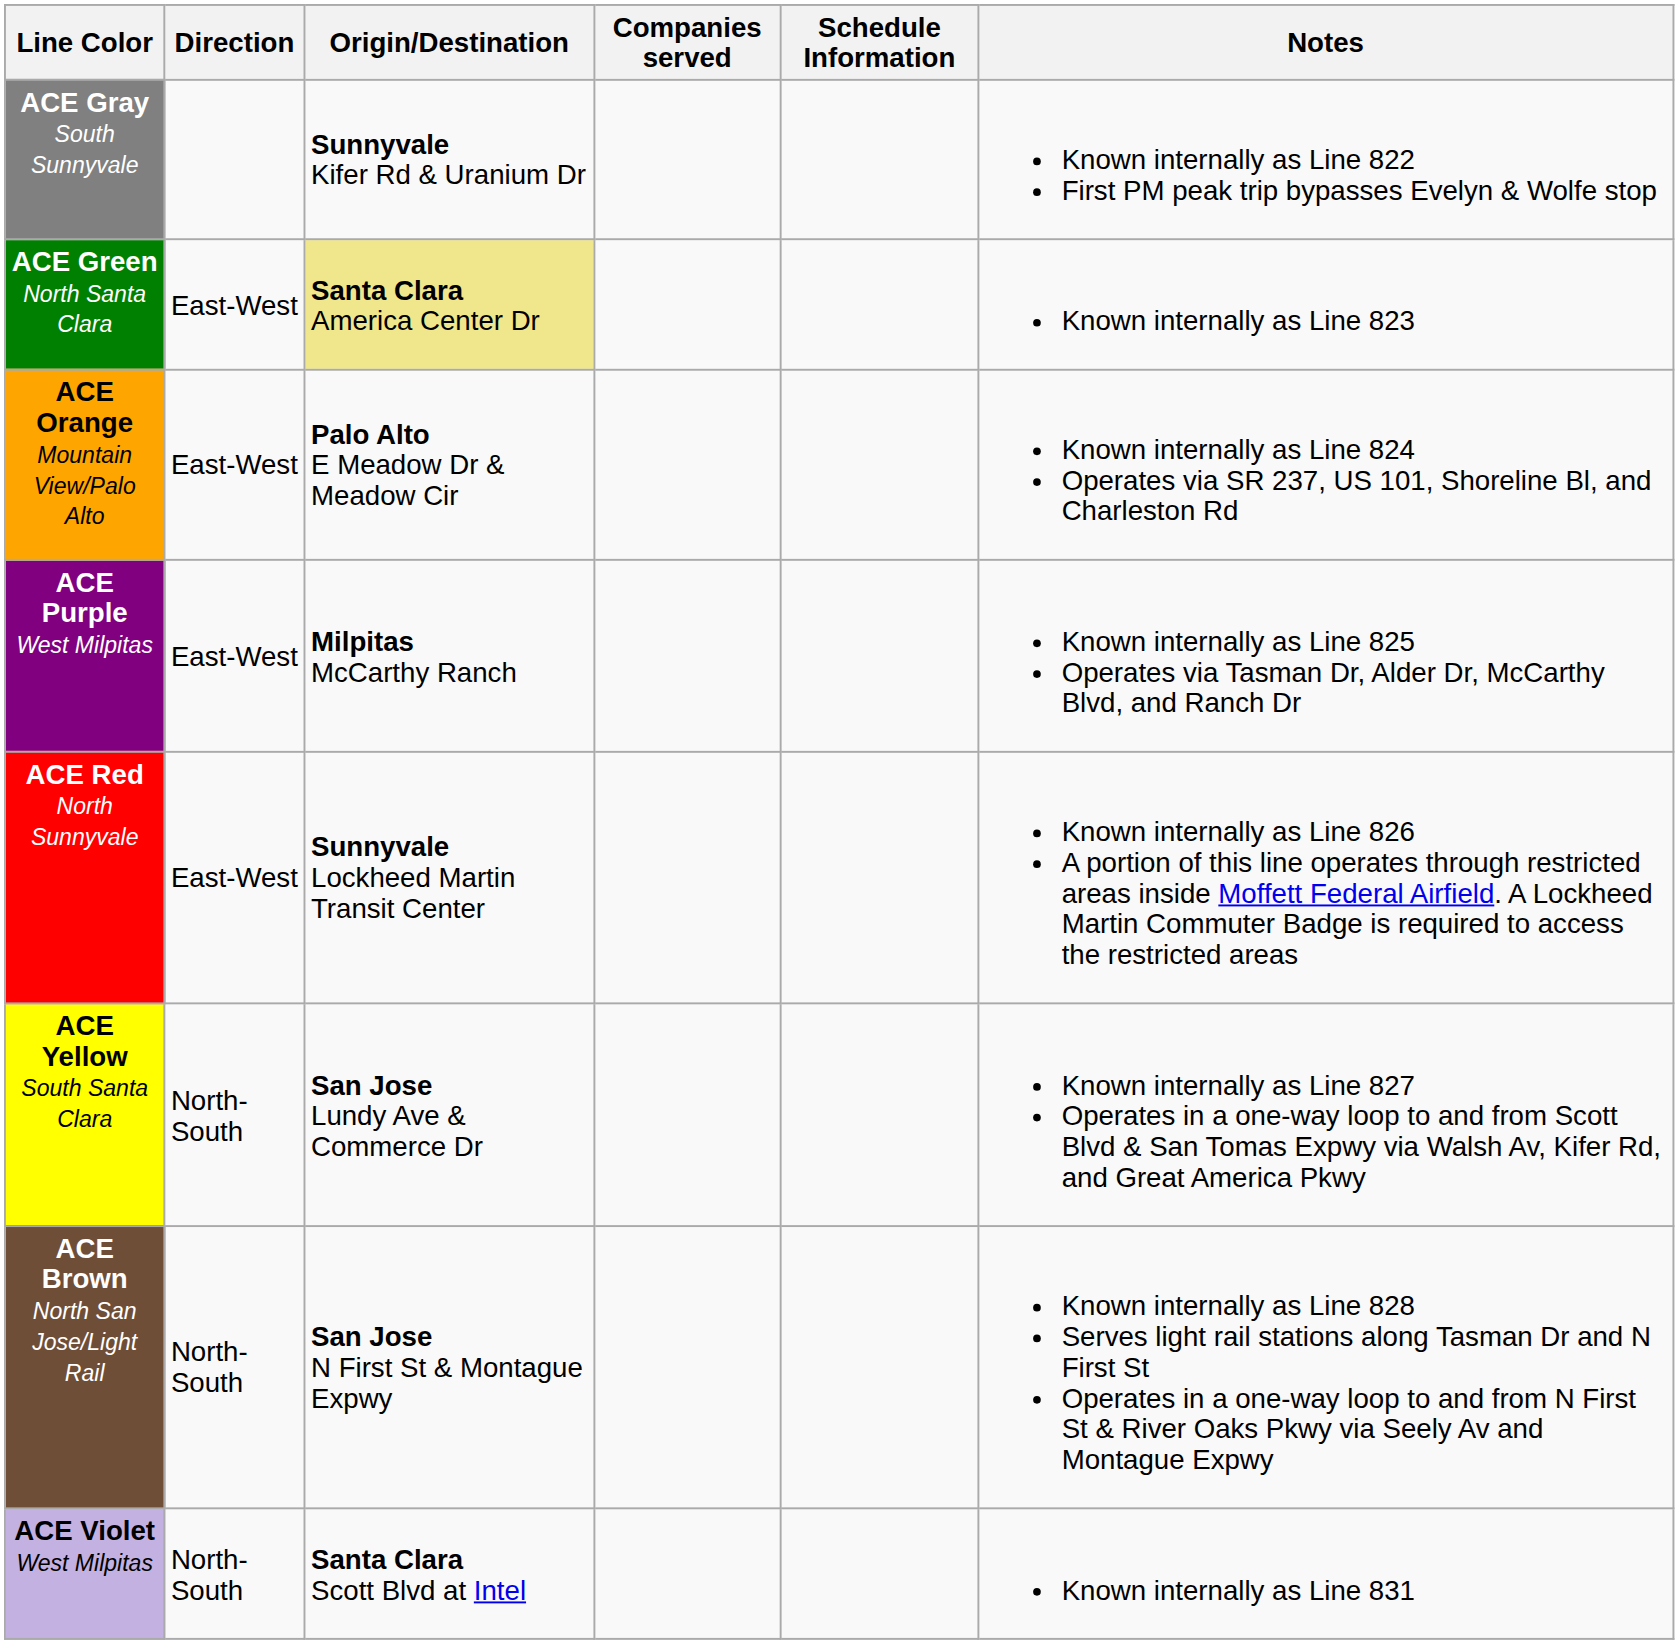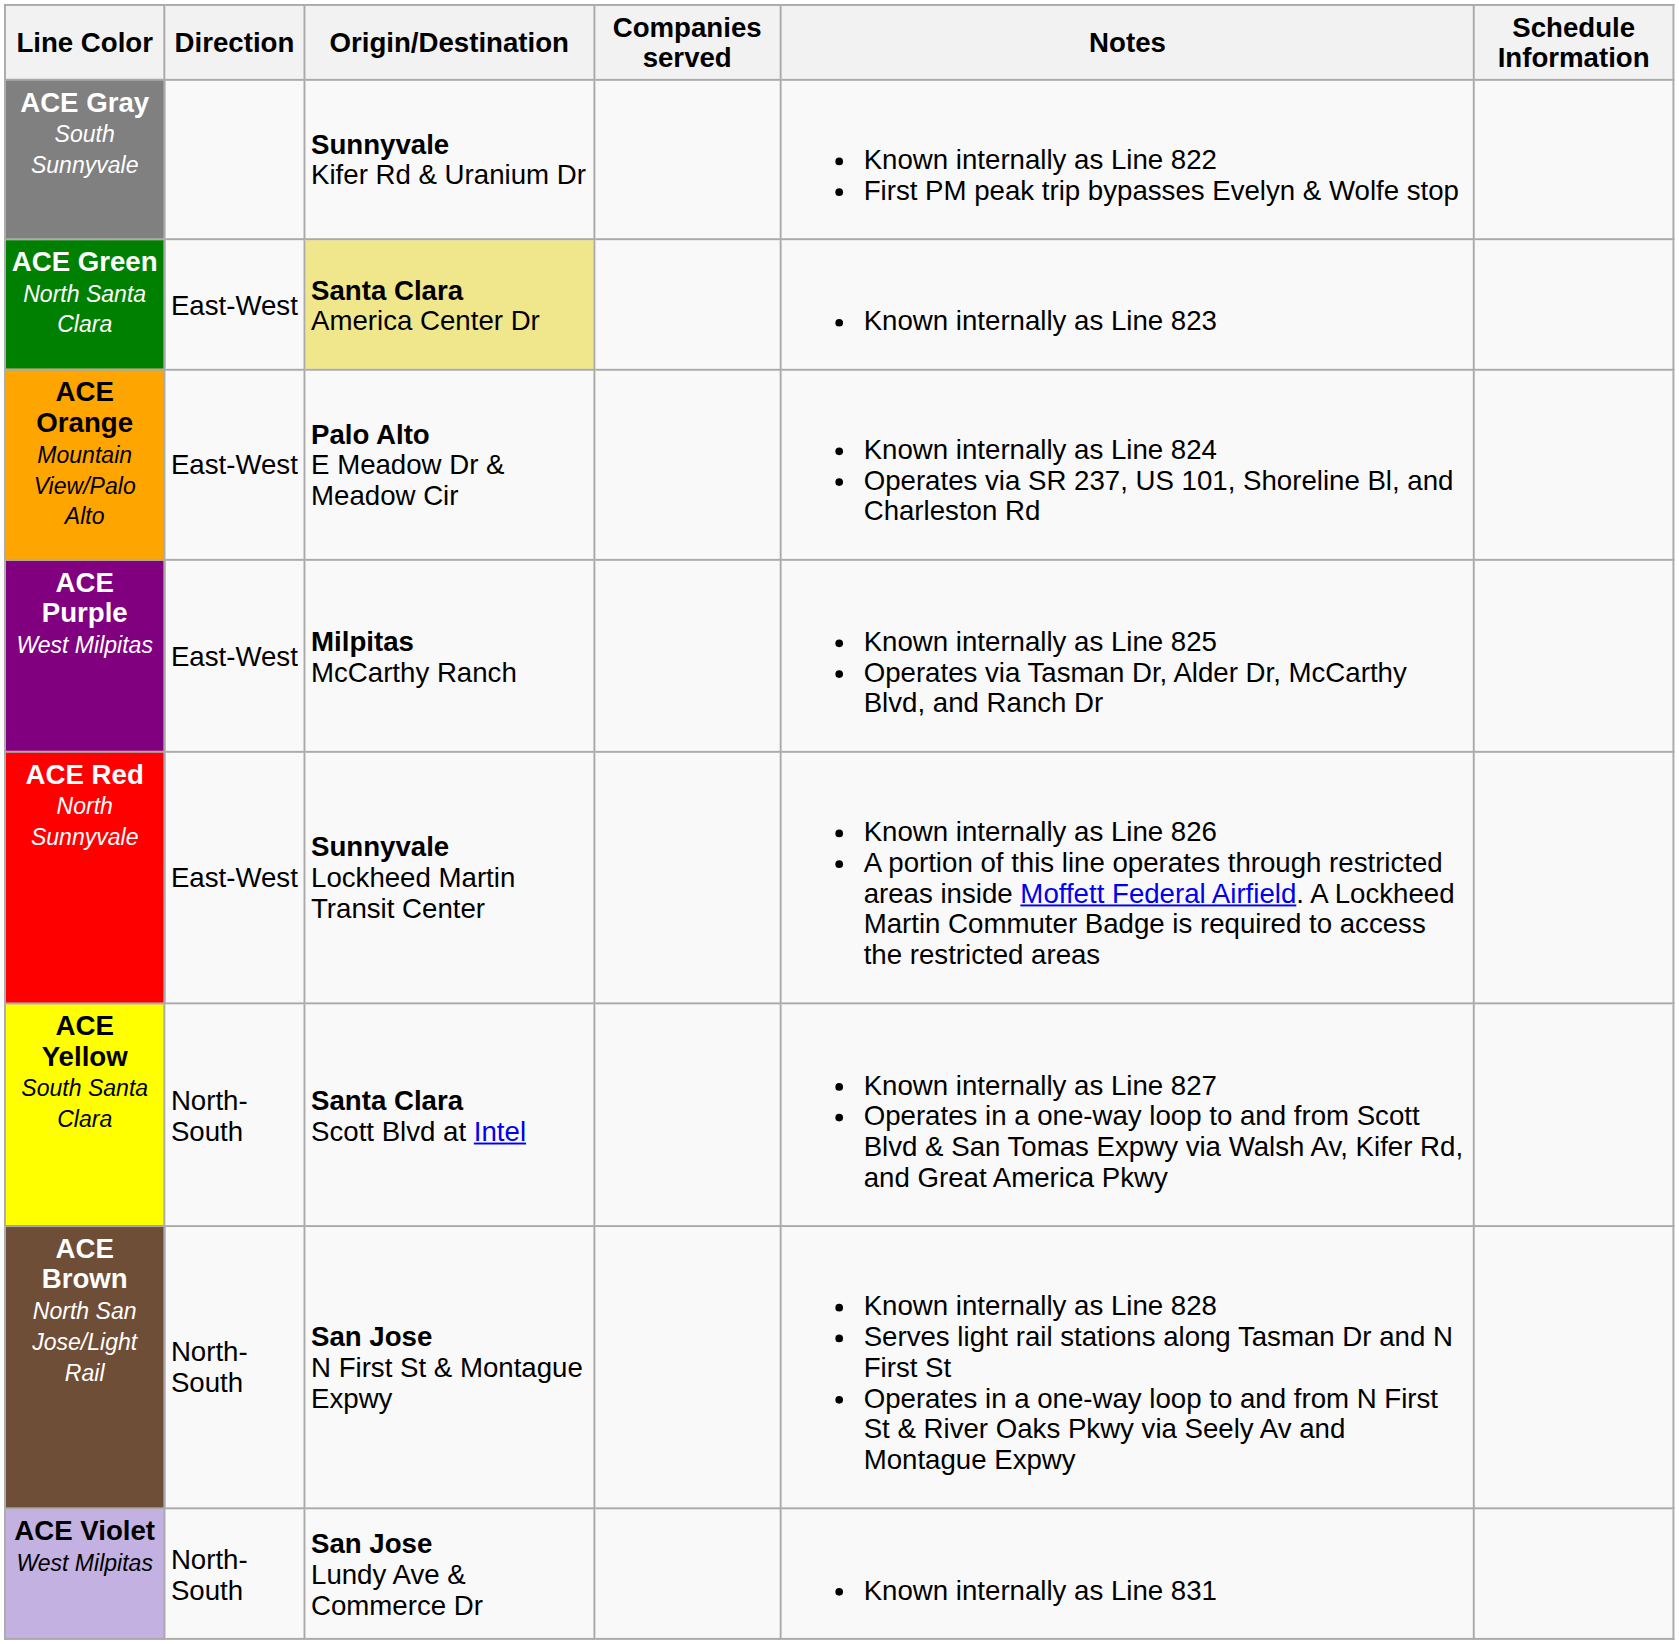columns swapped: (879, 43) <-> (1326, 43)
(397, 1115) San Jose Lundy Ave & Commerce Dr -> (419, 1115) Santa Clara Scott Blvd at Intel
(419, 1574) Santa Clara Scott Blvd at Intel -> (397, 1574) San Jose Lundy Ave & Commerce Dr
